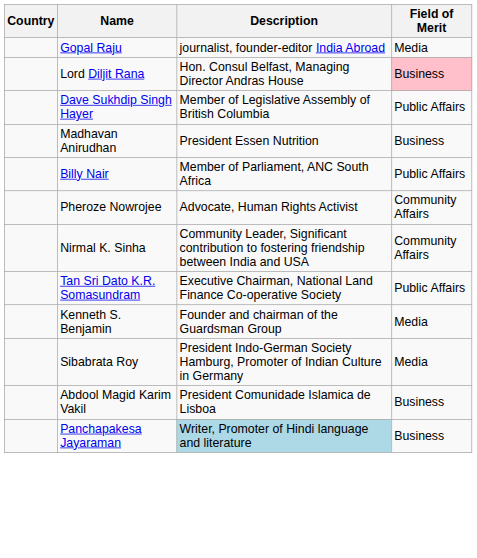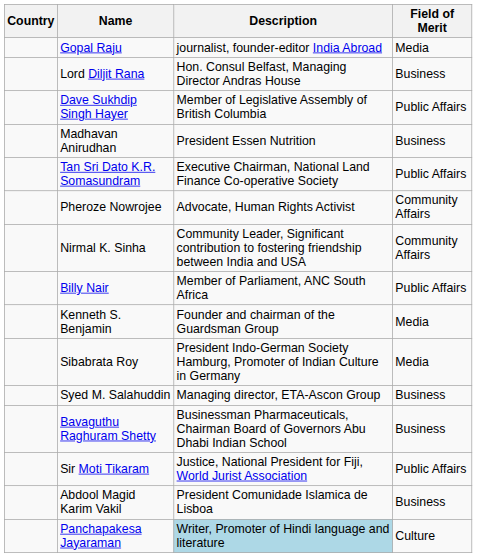(419, 74) pink background -> (420, 74) no background
rows swapped: (84, 174) <-> (108, 288)
+ row: (115, 395)
+ row: (108, 428)
+ row: (105, 469)
(419, 435) Business -> (415, 536) Culture
